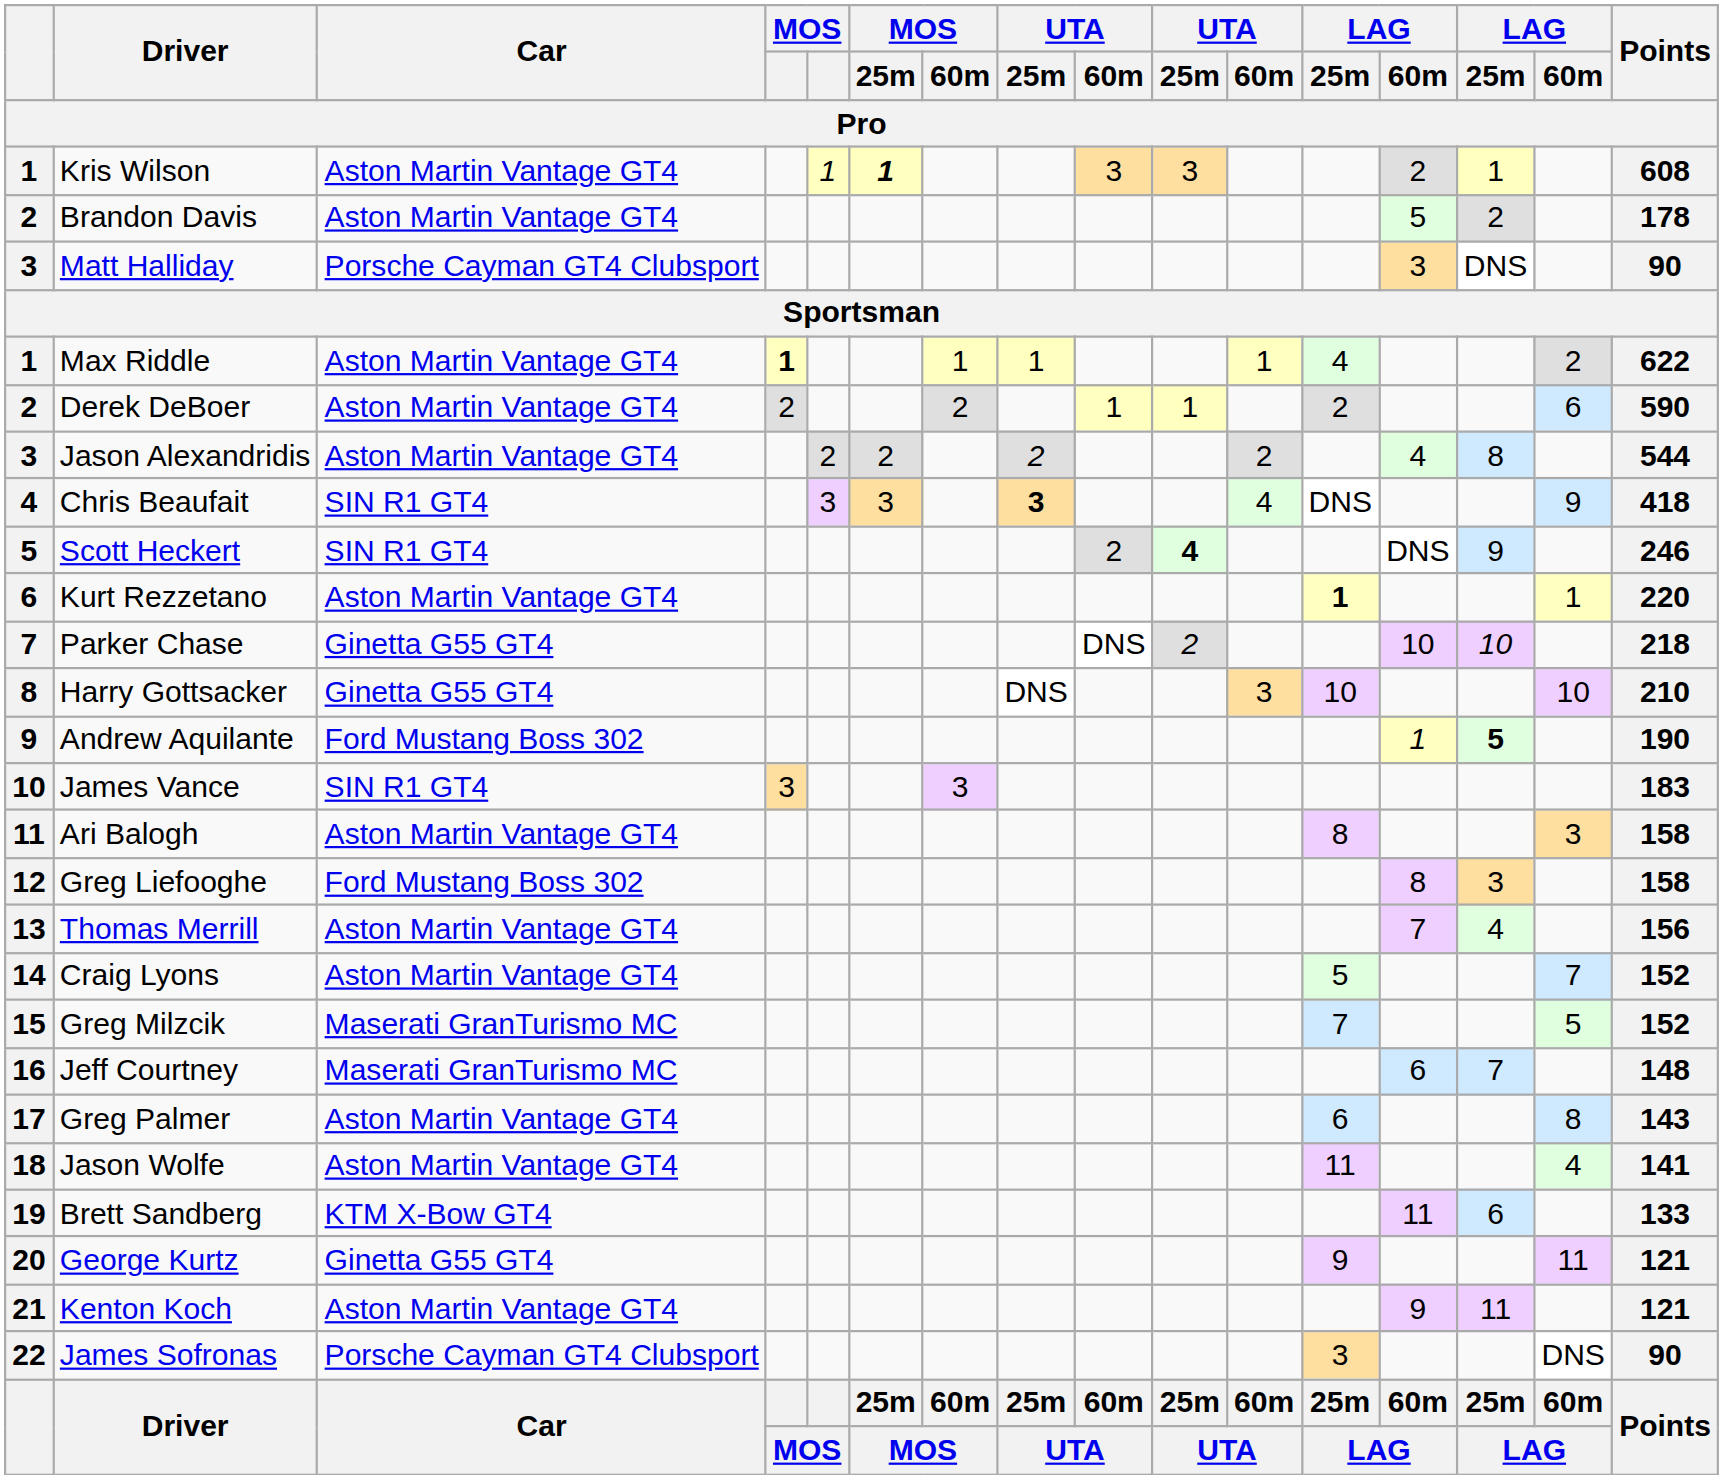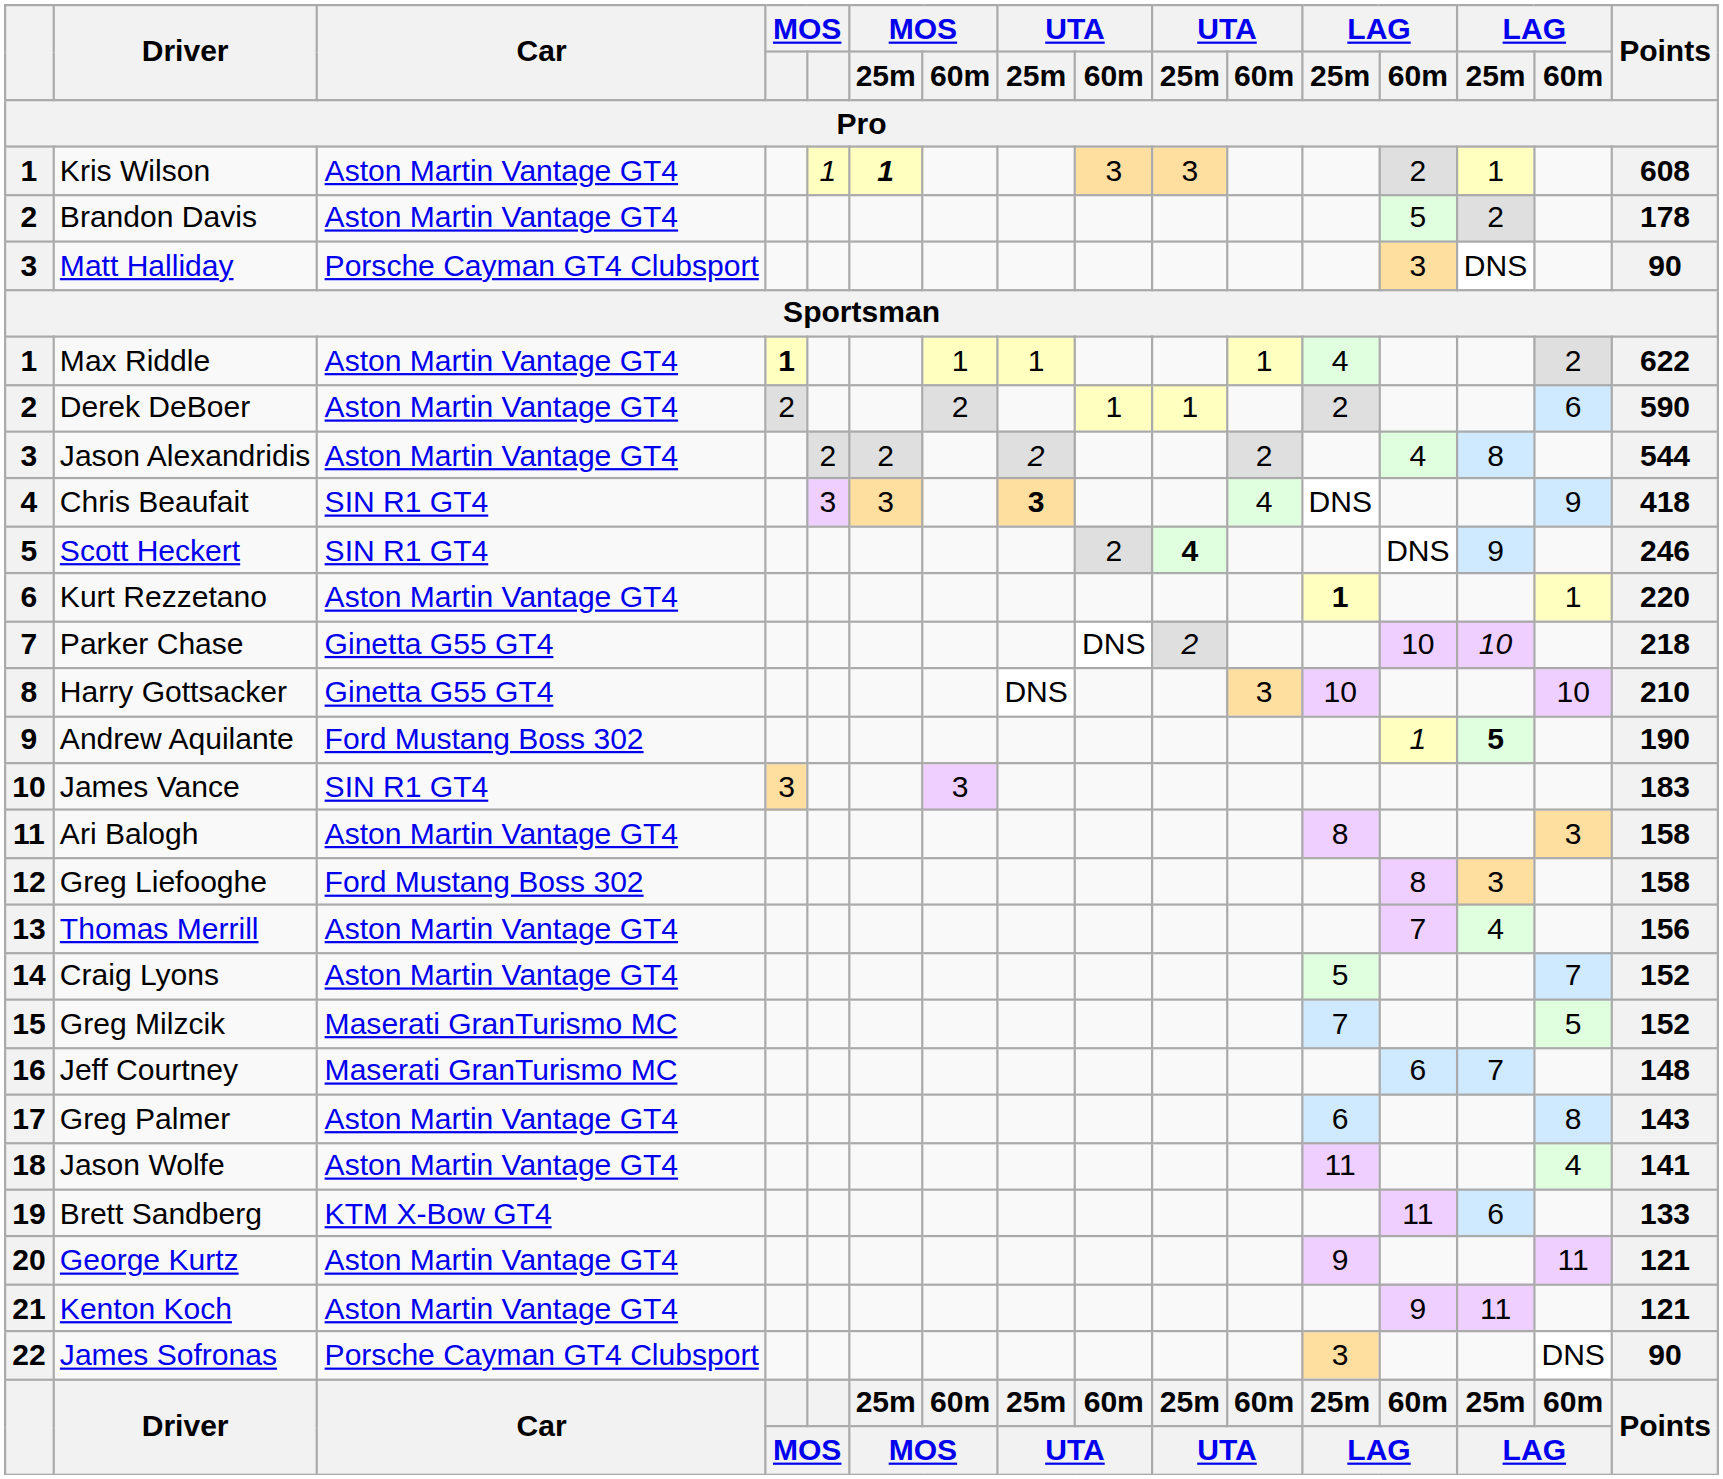(439, 1260) Ginetta G55 GT4 -> (501, 1260) Aston Martin Vantage GT4
